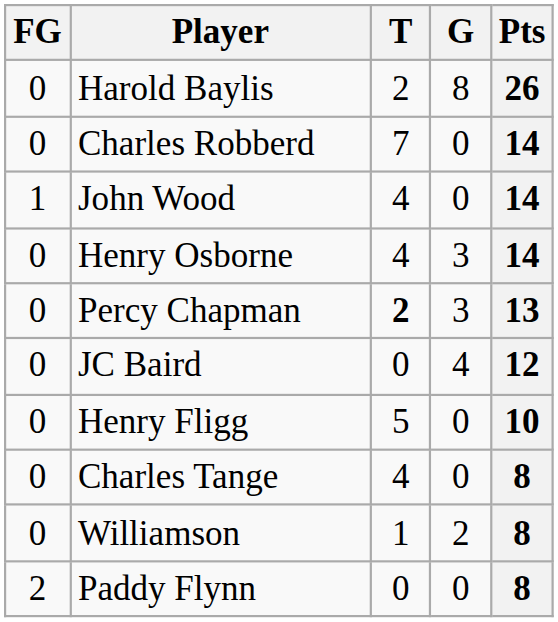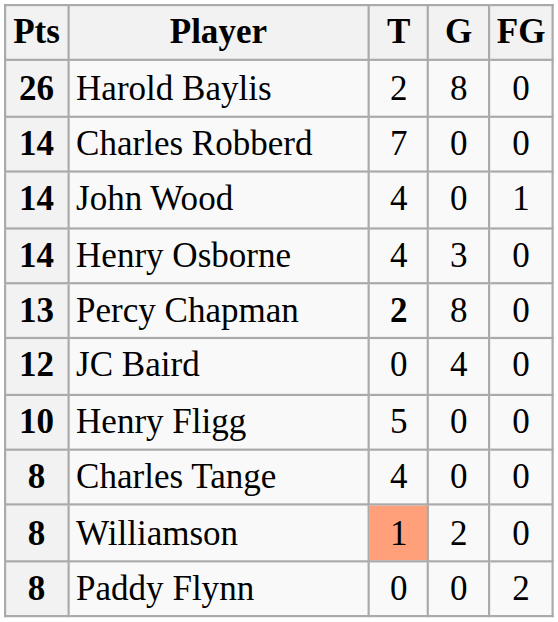columns swapped: (522, 32) <-> (38, 32)
(461, 310) 3 -> (459, 310) 8
(401, 532) no background -> (399, 532) lightsalmon background
